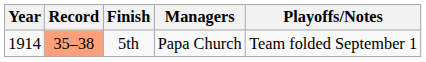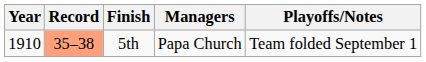(25, 43) 1914 -> (25, 43) 1910
